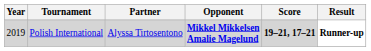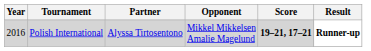(16, 33) 2019 -> (16, 33) 2016
(223, 33) bold -> (221, 33) normal
